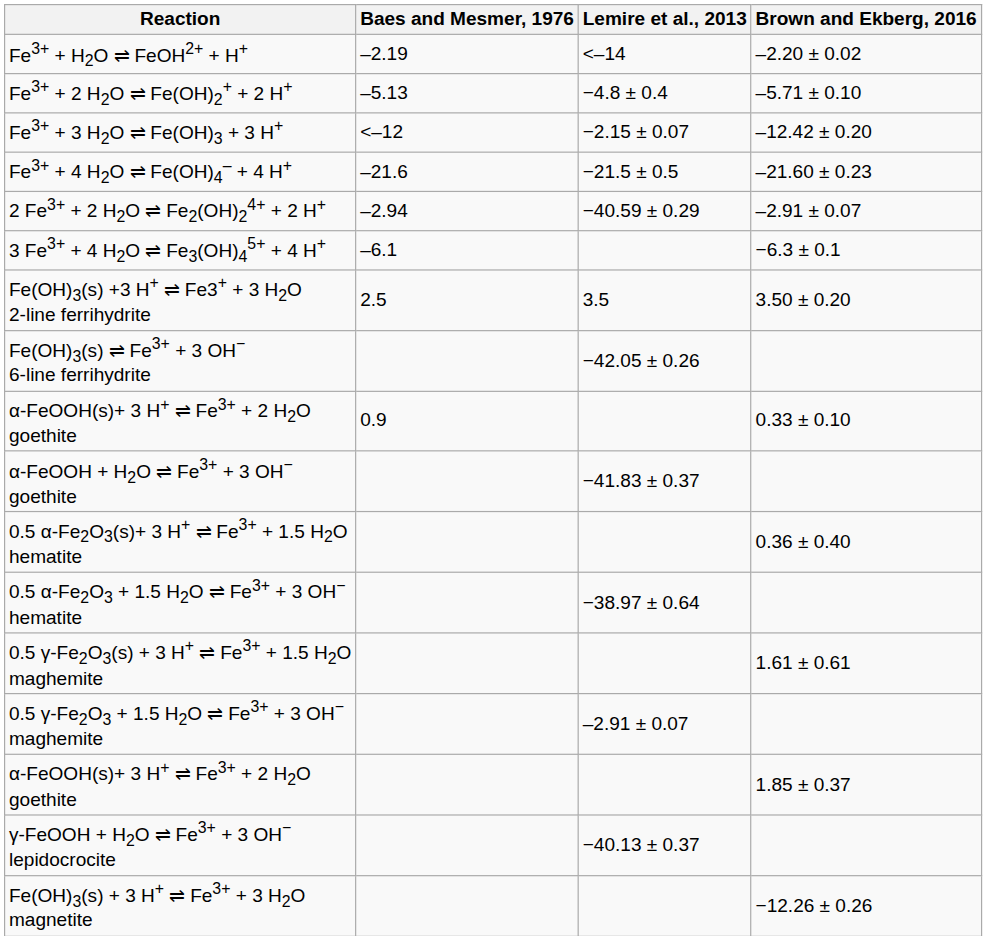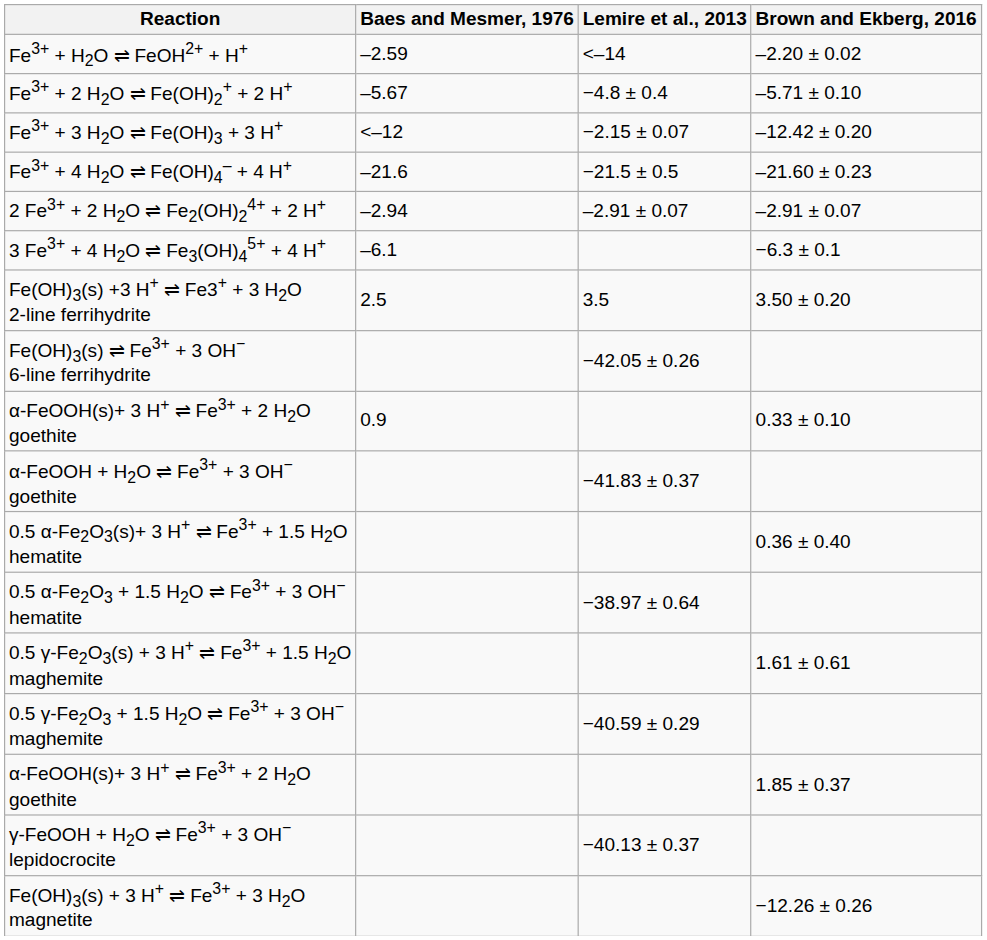(384, 54) –2.19 -> (384, 54) –2.59
(384, 93) –5.13 -> (384, 93) –5.67
(641, 210) −40.59 ± 0.29 -> (636, 210) –2.91 ± 0.07
(636, 723) –2.91 ± 0.07 -> (641, 723) −40.59 ± 0.29
